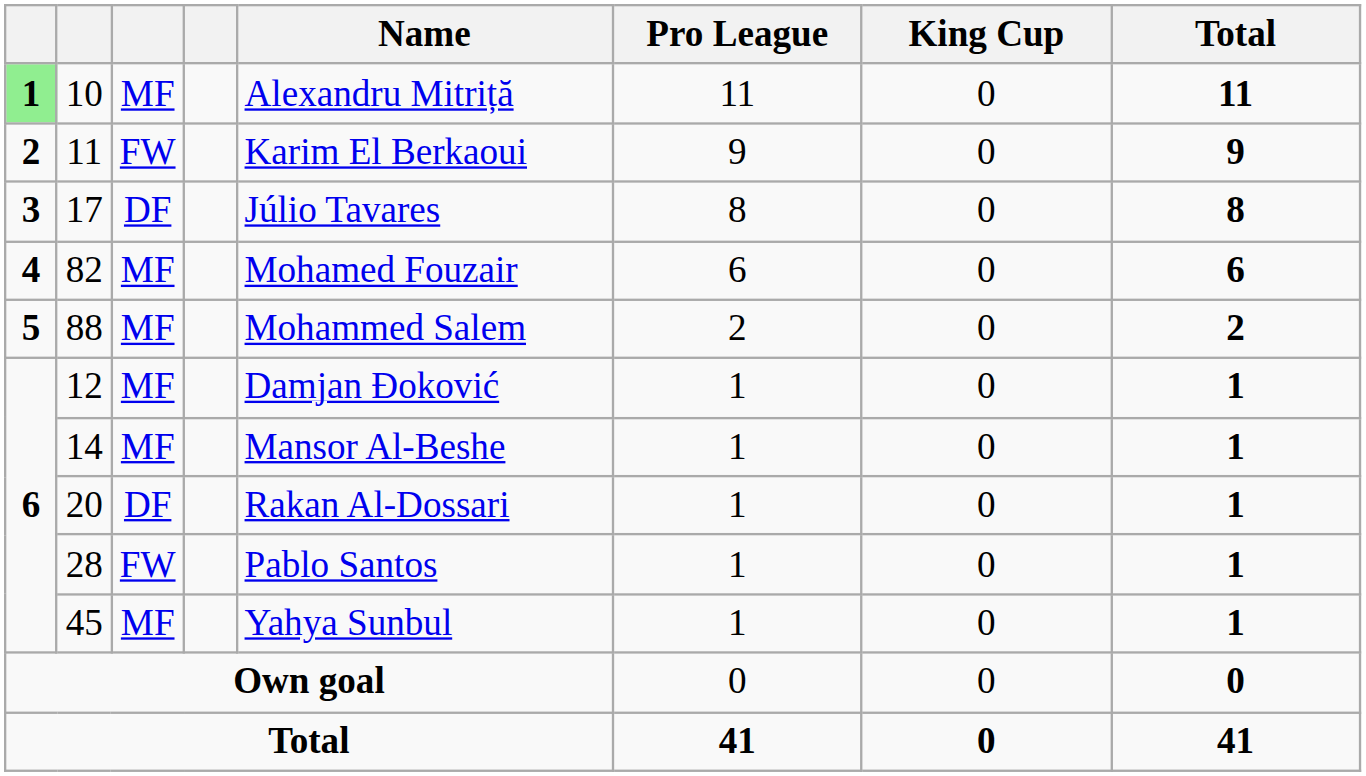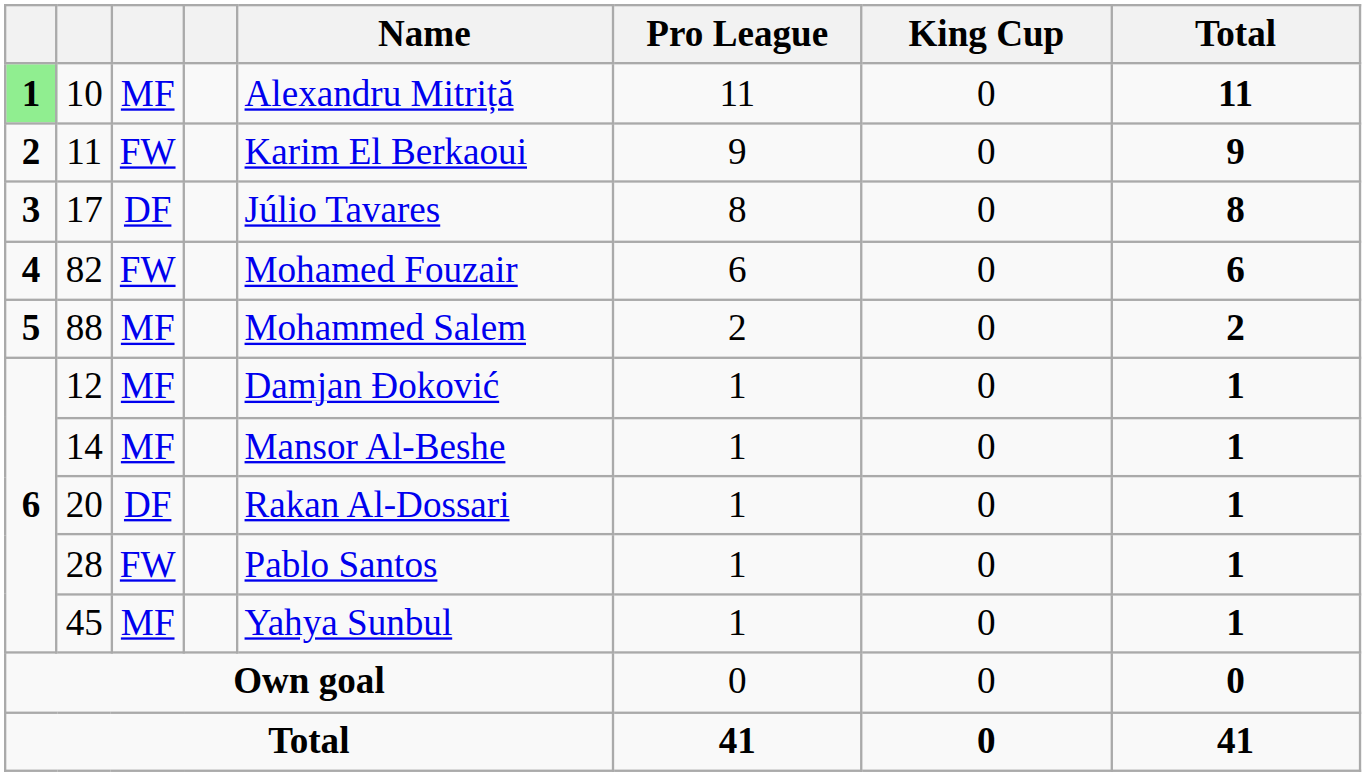(148, 269) MF -> (148, 269) FW
